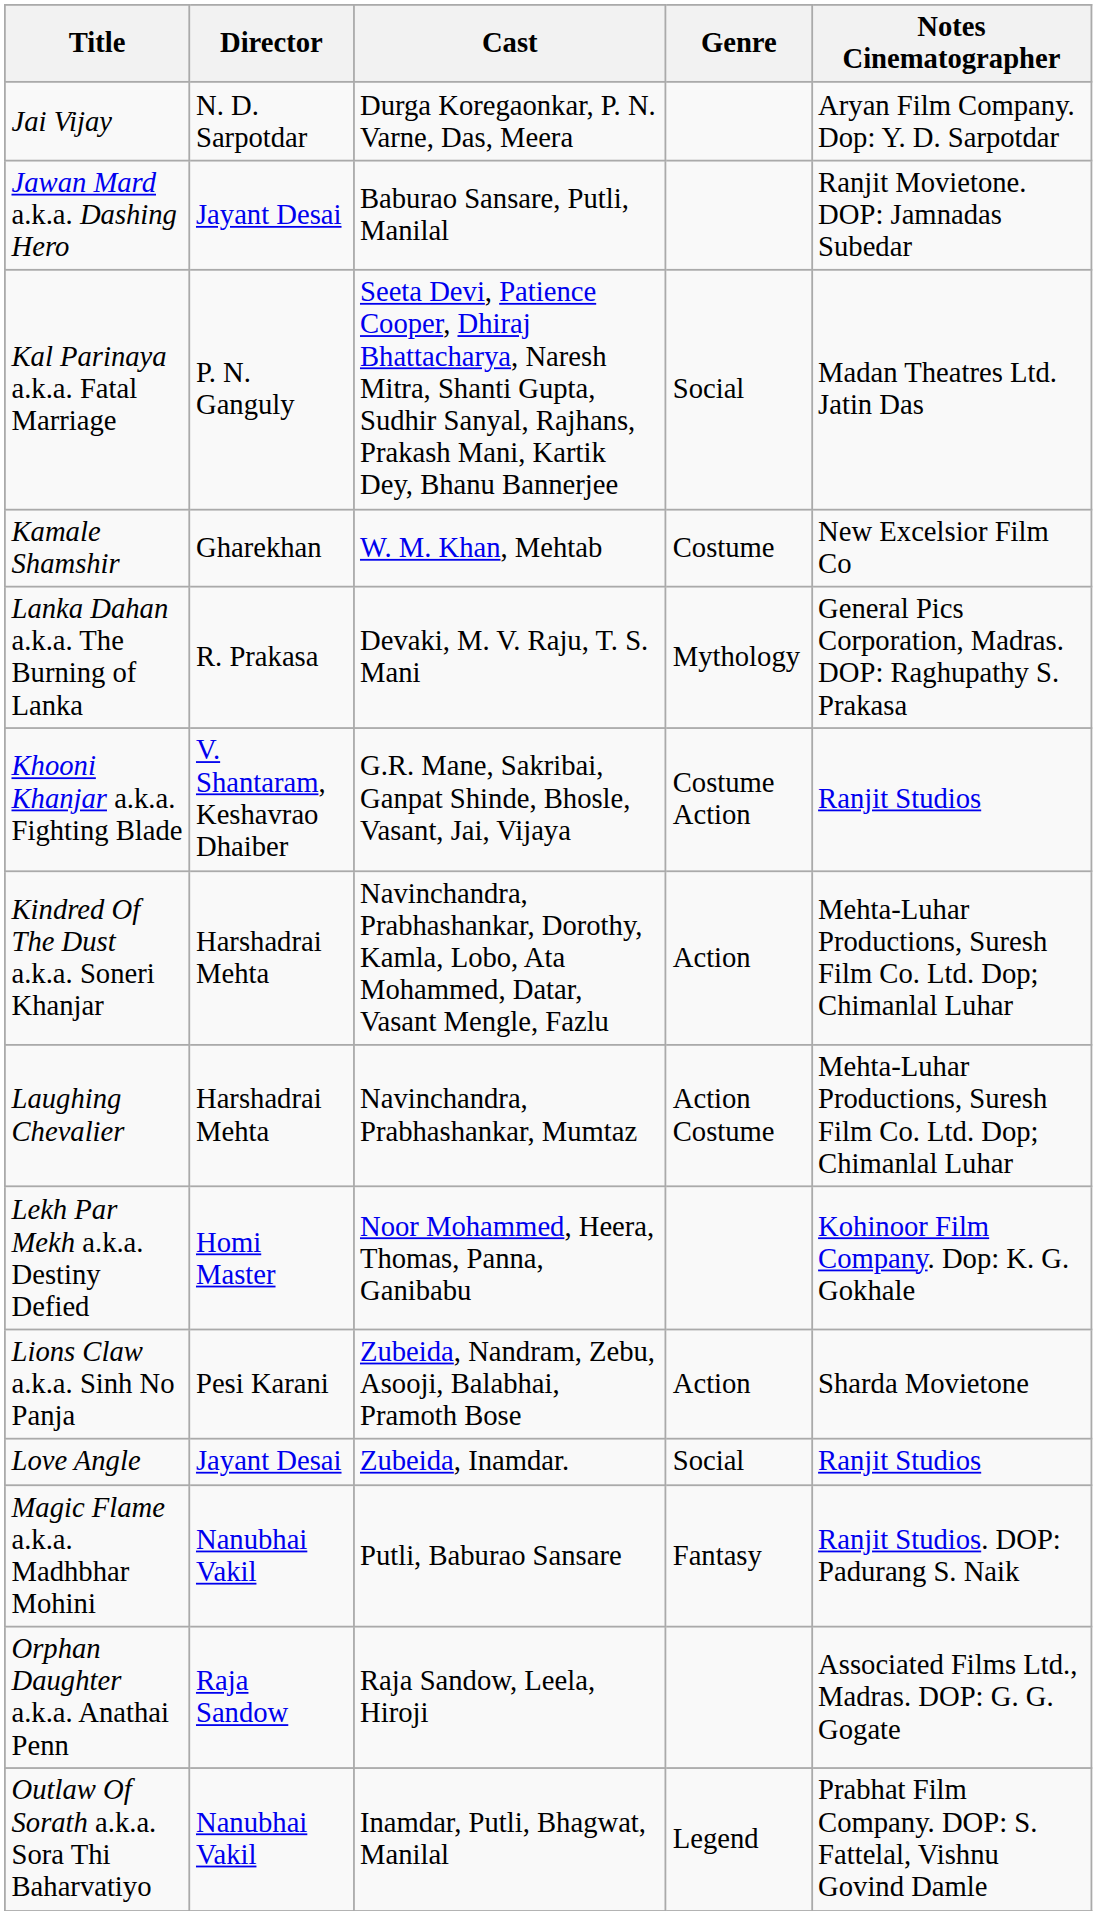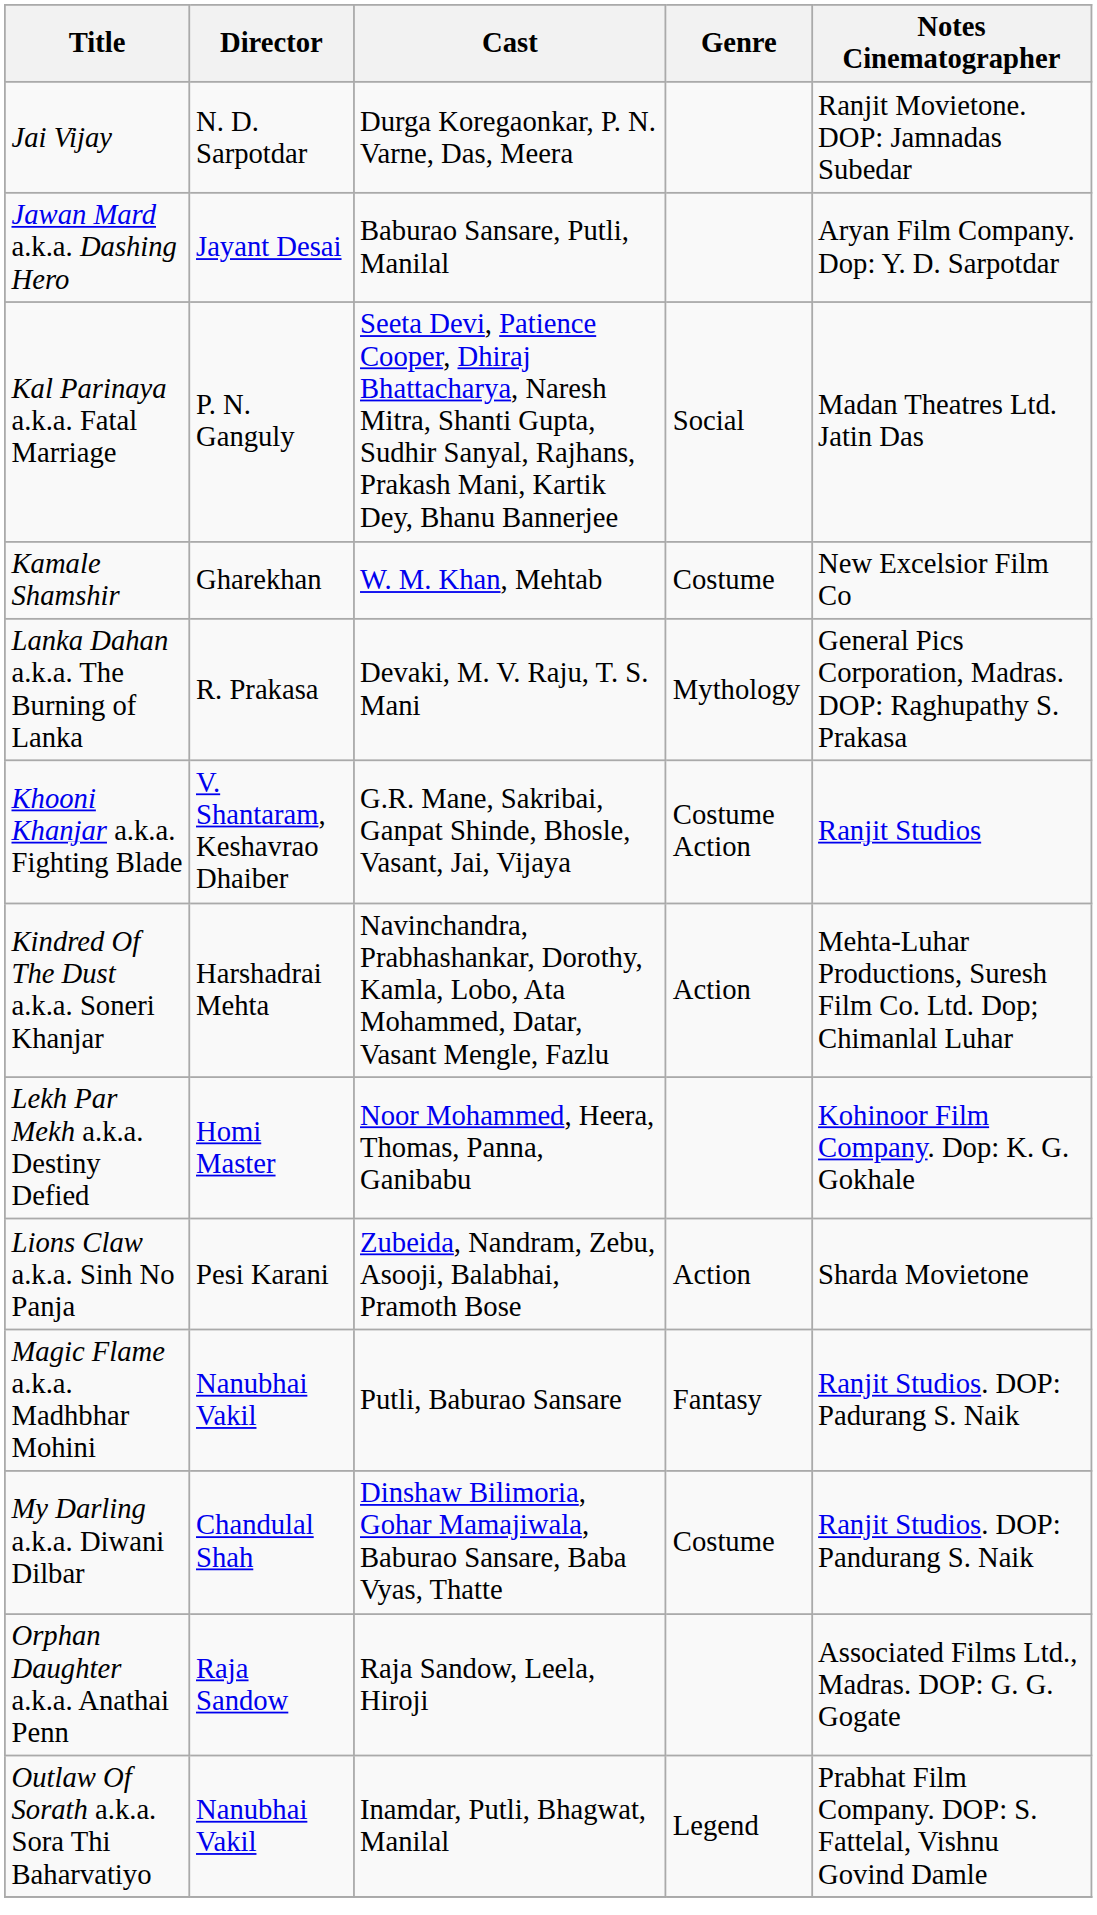(946, 120) Aryan Film Company. Dop: Y. D. Sarpotdar -> (922, 137) Ranjit Movietone. DOP: Jamnadas Subedar
(922, 214) Ranjit Movietone. DOP: Jamnadas Subedar -> (946, 246) Aryan Film Company. Dop: Y. D. Sarpotdar
- row: (68, 1115)
- row: (76, 1461)
+ row: (88, 1541)
